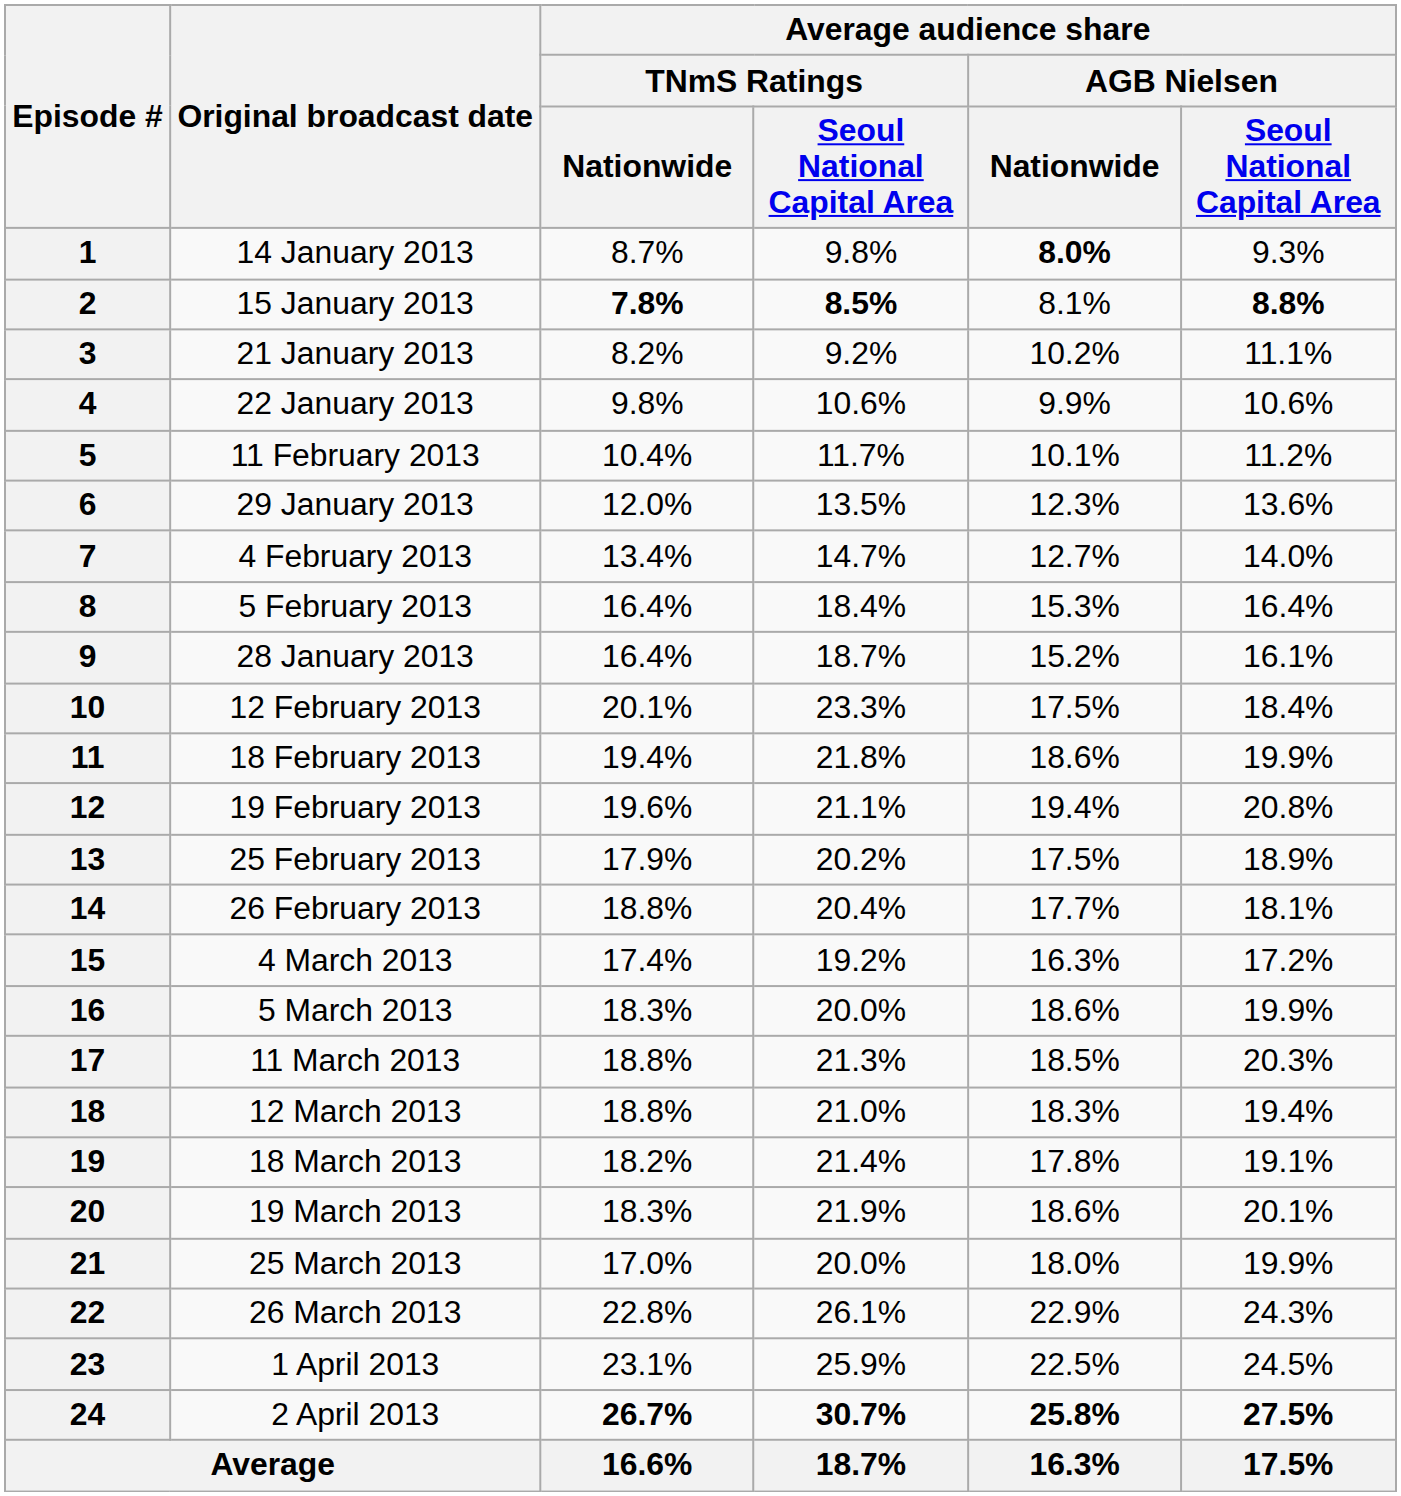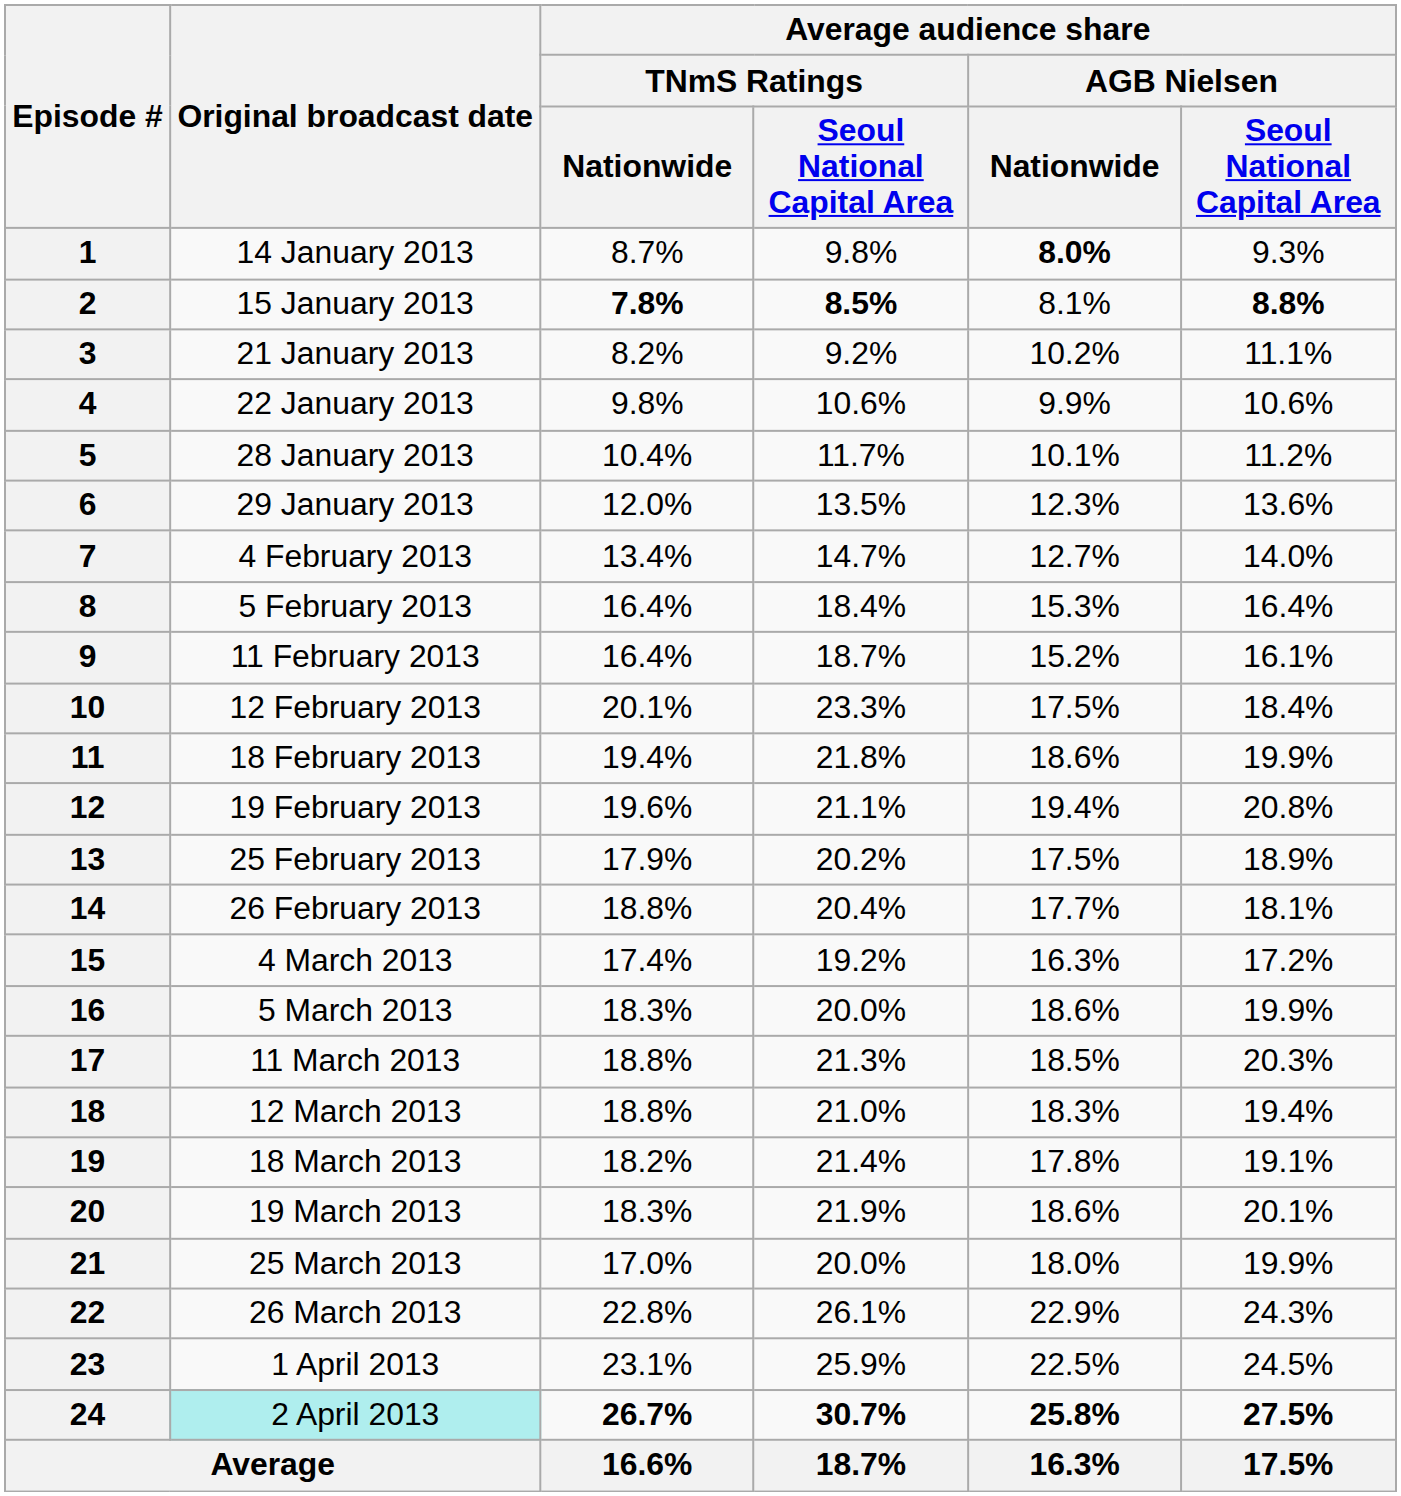(355, 454) 11 February 2013 -> (355, 454) 28 January 2013
(355, 656) 28 January 2013 -> (355, 656) 11 February 2013
(355, 1414) no background -> (355, 1414) paleturquoise background
